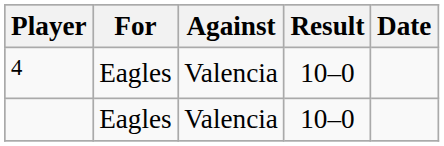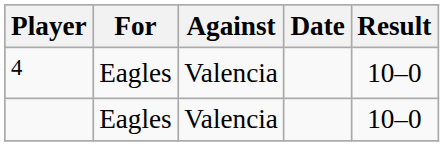columns swapped: (327, 26) <-> (404, 26)
